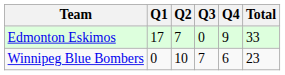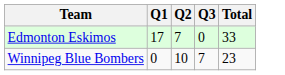- column: (231, 15)
